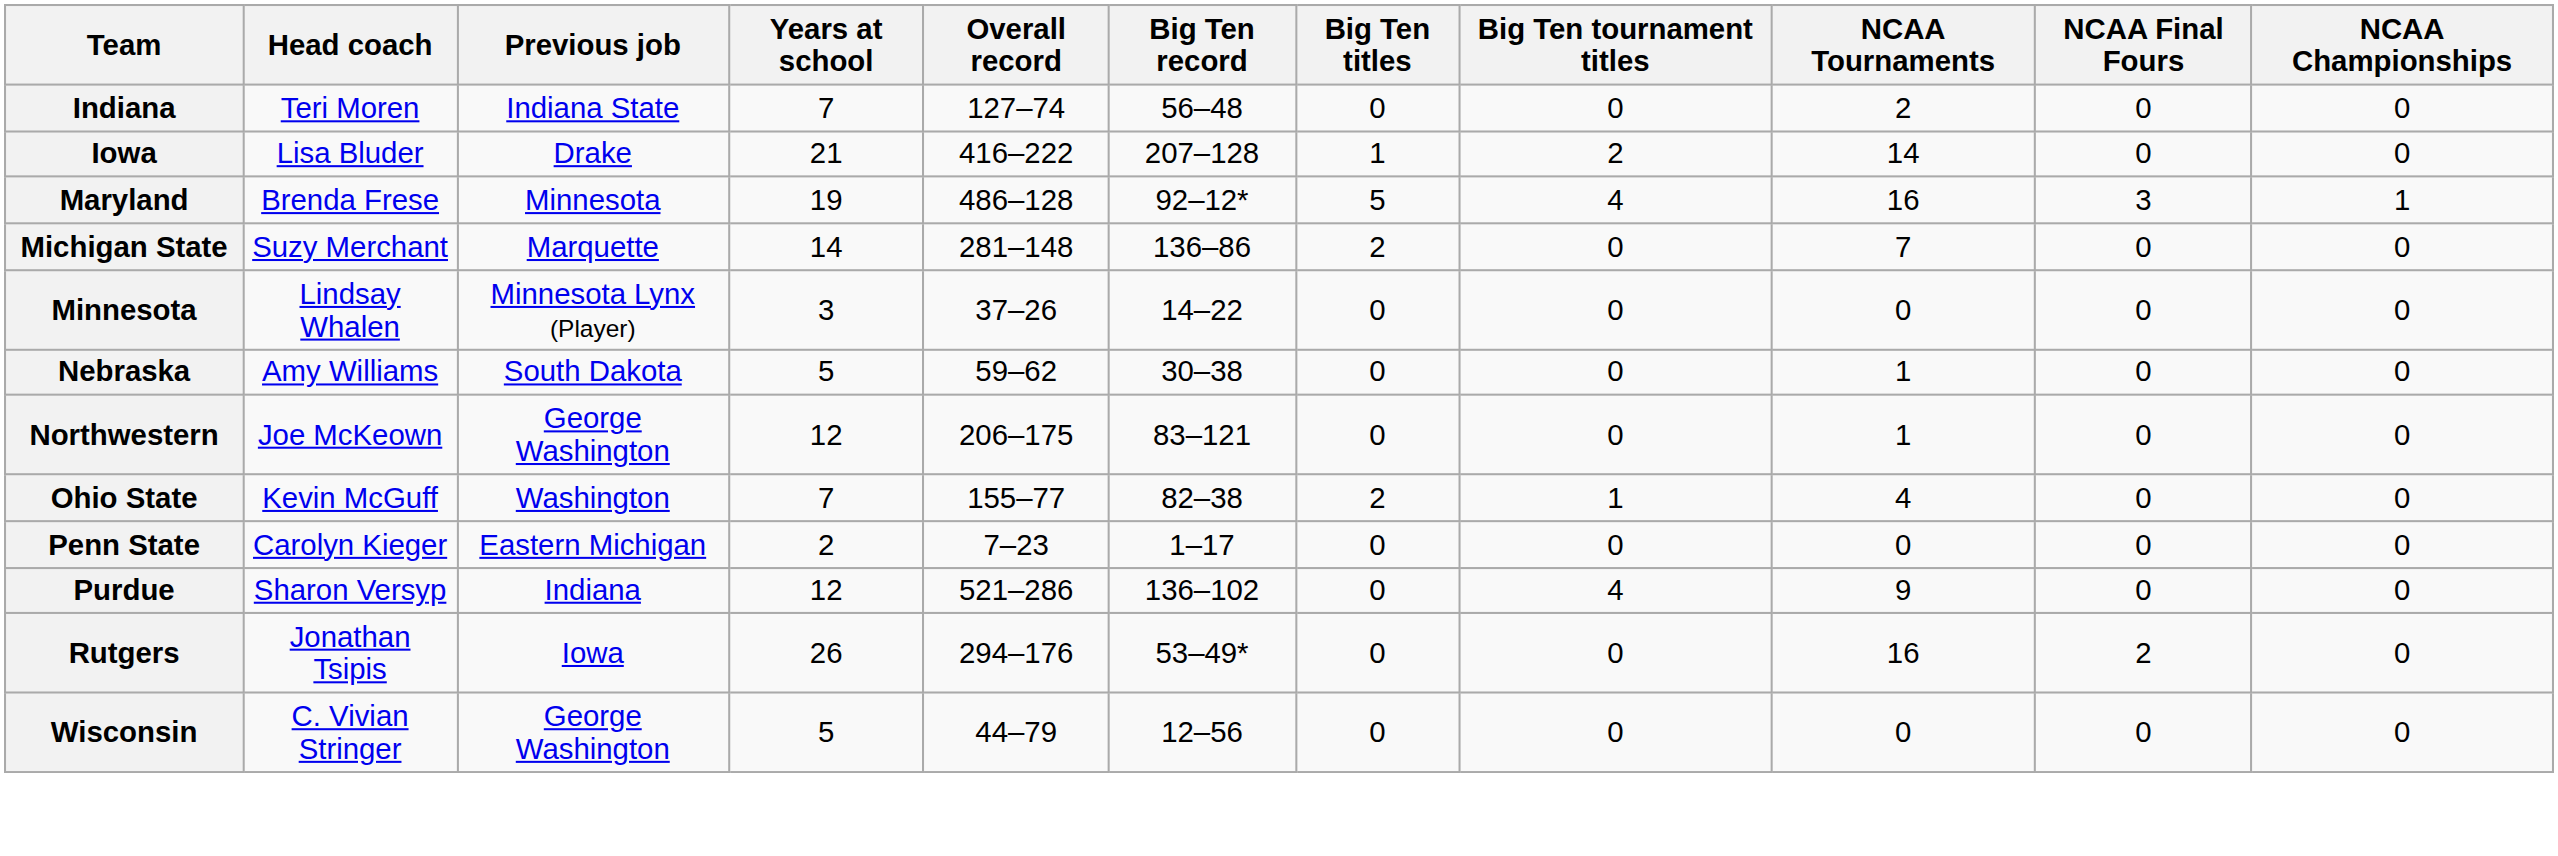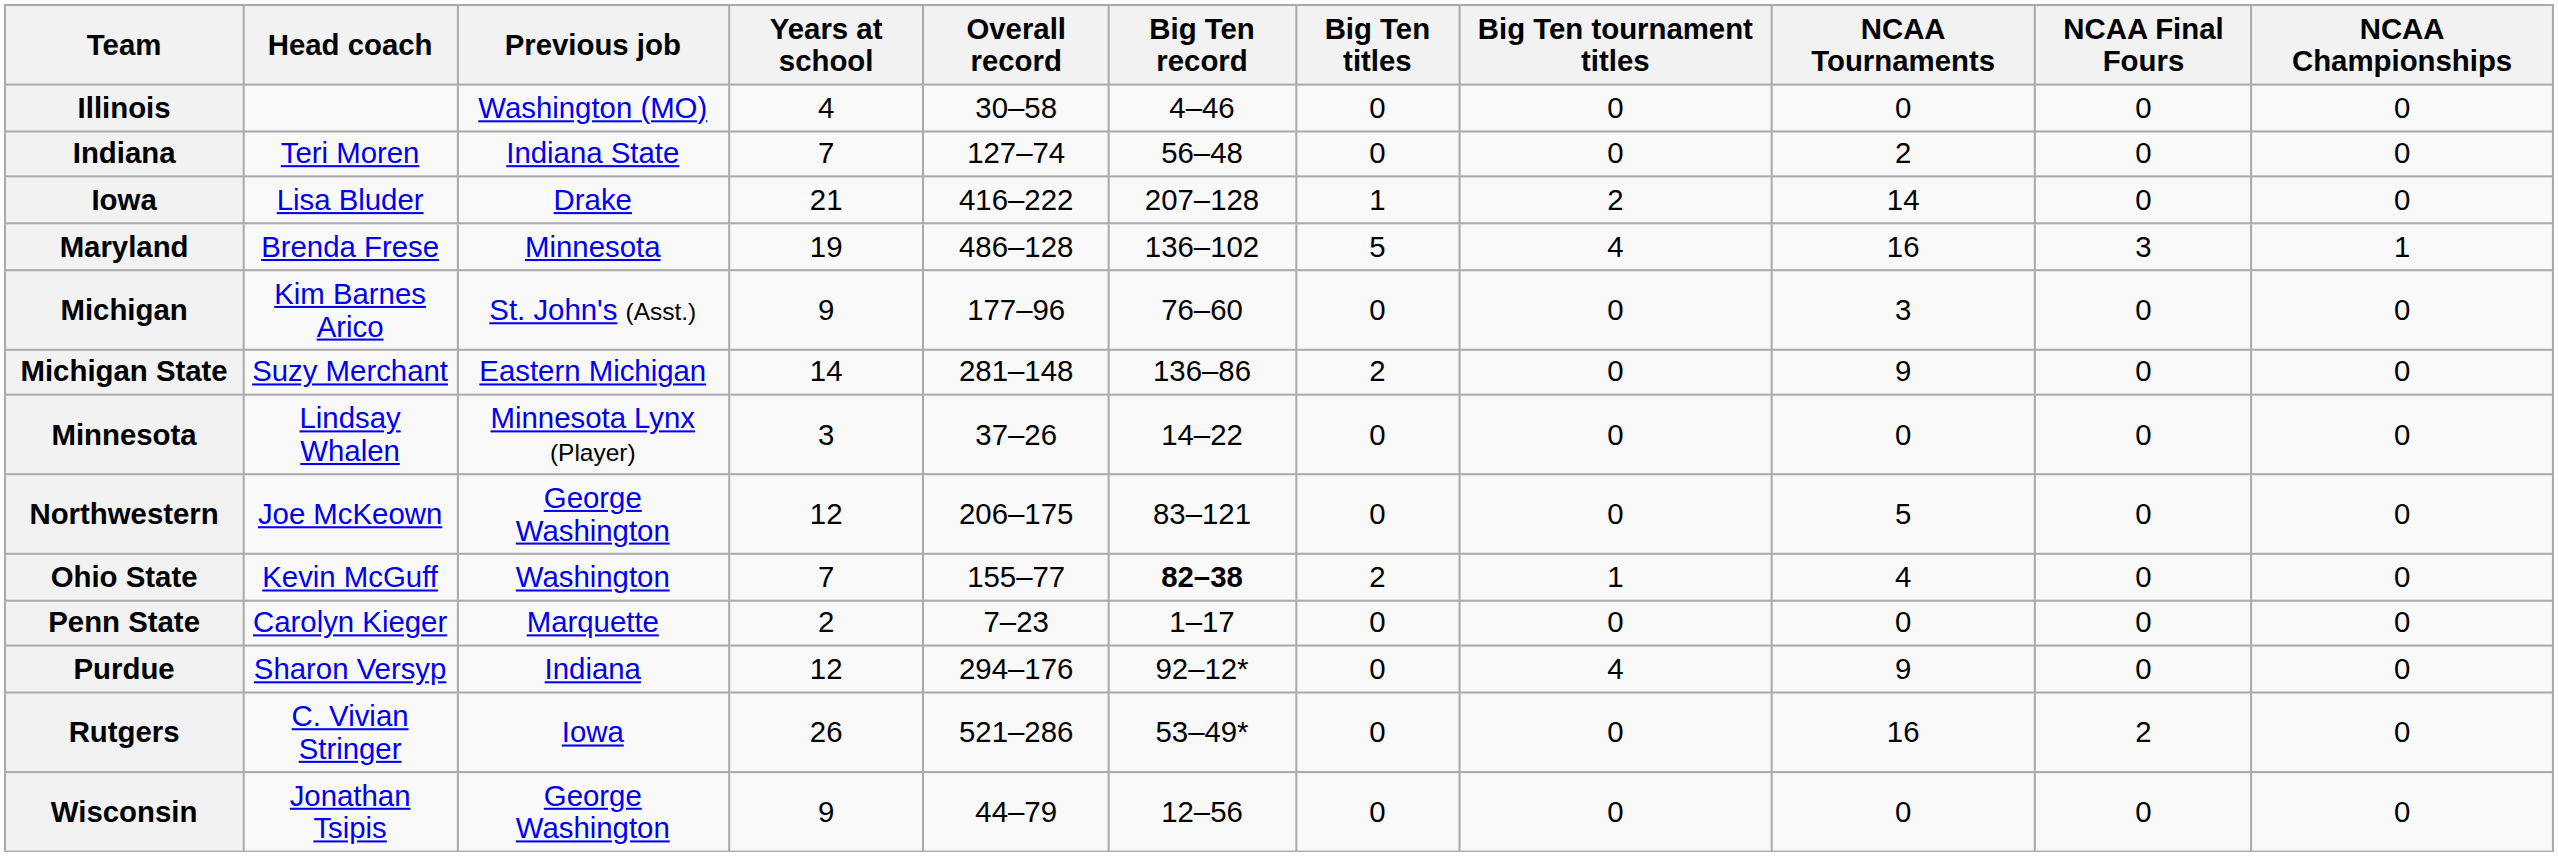+ row: (124, 108)
(1202, 200) 92–12* -> (1202, 247) 136–102
+ row: (124, 310)
(593, 247) Marquette -> (593, 372) Eastern Michigan
(1903, 247) 7 -> (1903, 372) 9
- row: (124, 372)
(1903, 435) 1 -> (1903, 514) 5
(1202, 498) normal -> (1202, 577) bold
(593, 544) Eastern Michigan -> (593, 623) Marquette
(1016, 591) 521–286 -> (1016, 670) 294–176
(1202, 591) 136–102 -> (1202, 670) 92–12*
(350, 653) Jonathan Tsipis -> (350, 732) C. Vivian Stringer
(1016, 653) 294–176 -> (1016, 732) 521–286
(350, 732) C. Vivian Stringer -> (350, 811) Jonathan Tsipis
(826, 732) 5 -> (826, 811) 9
